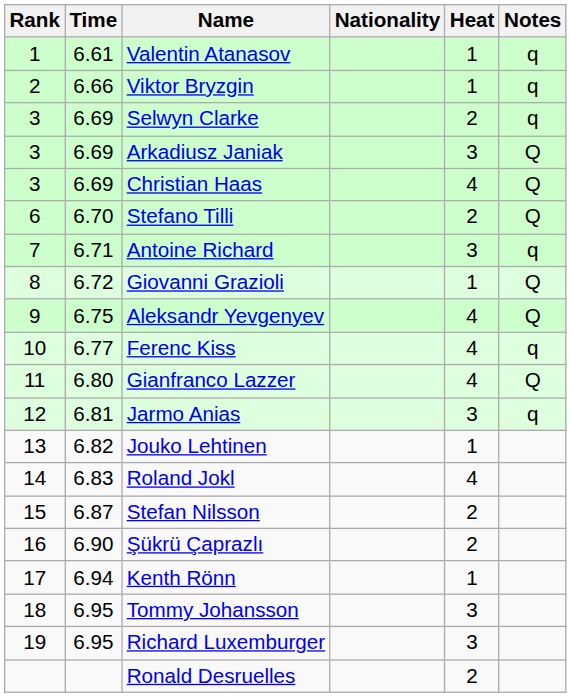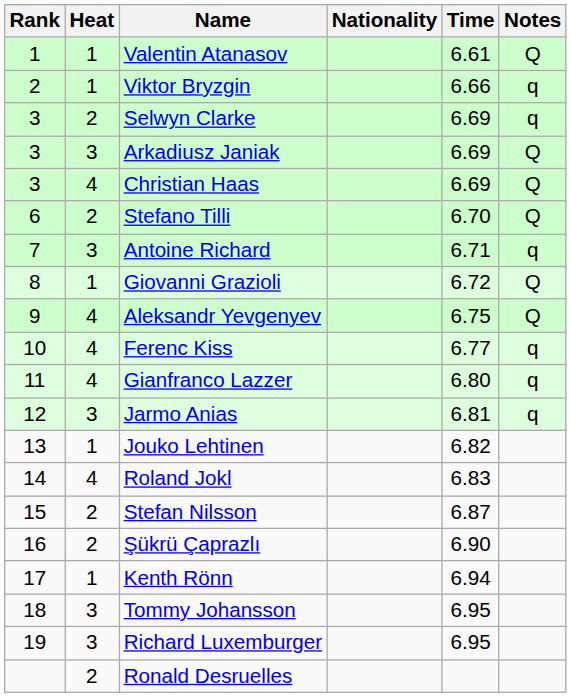columns swapped: (472, 20) <-> (93, 20)
(533, 53) q -> (533, 53) Q
(533, 380) Q -> (533, 380) q
